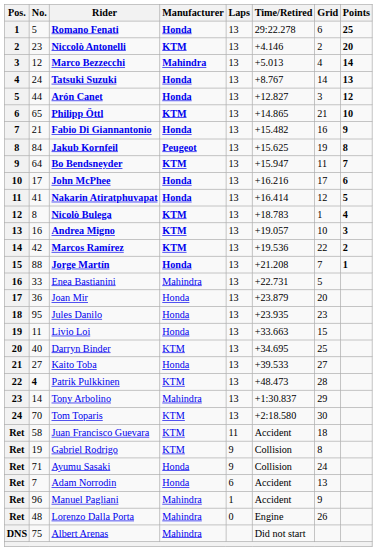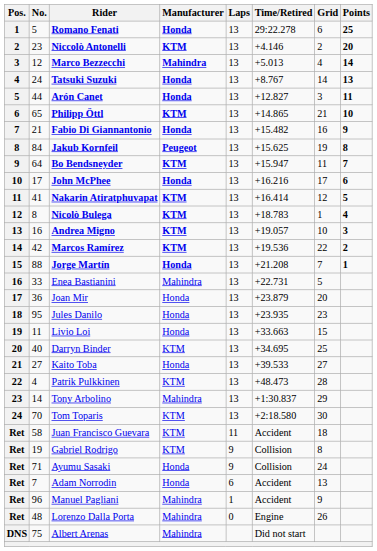(348, 97) 12 -> (348, 97) 11
(177, 197) Honda -> (174, 197) KTM
(34, 382) bold -> (34, 382) normal
